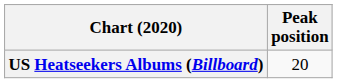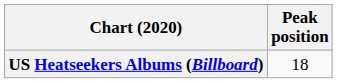(300, 63) 20 -> (300, 63) 18
